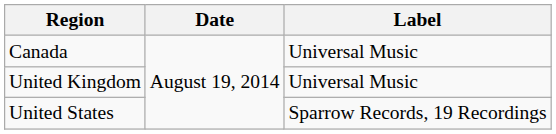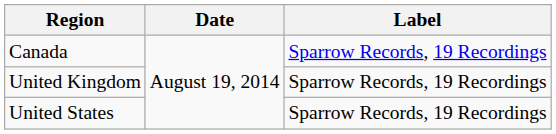(353, 50) Universal Music -> (417, 50) Sparrow Records, 19 Recordings
(353, 81) Universal Music -> (417, 81) Sparrow Records, 19 Recordings
